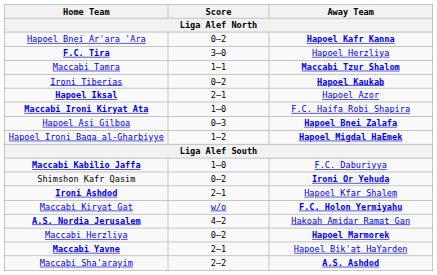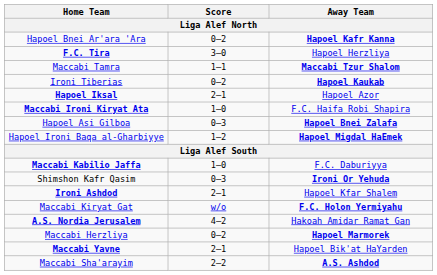(218, 179) 0–2 -> (218, 179) 0–3
